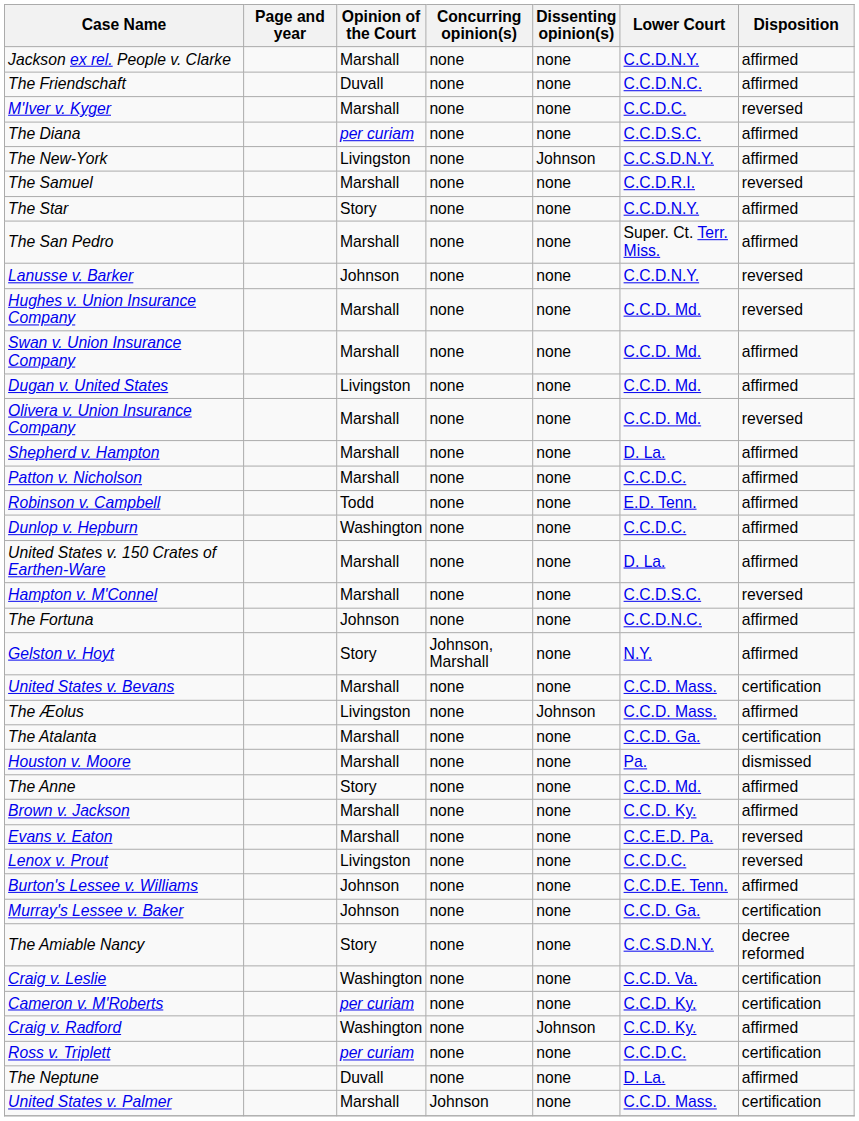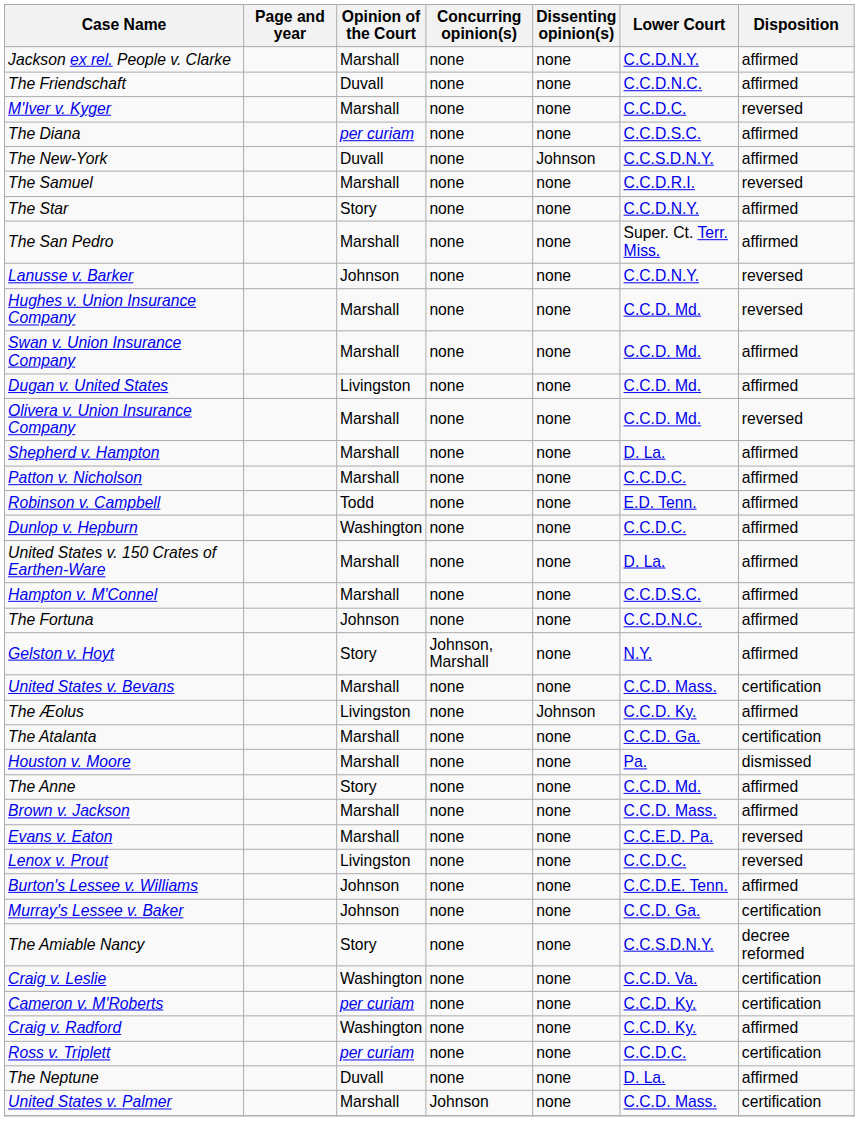(375, 158) Livingston -> (362, 158) Duvall
(772, 595) reversed -> (770, 595) affirmed
(670, 712) C.C.D. Mass. -> (660, 712) C.C.D. Ky.
(660, 811) C.C.D. Ky. -> (670, 811) C.C.D. Mass.
(566, 1028) Johnson -> (554, 1028) none
